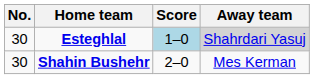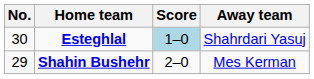(255, 39) lightgrey background -> (255, 39) no background
(20, 62) 30 -> (20, 62) 29
